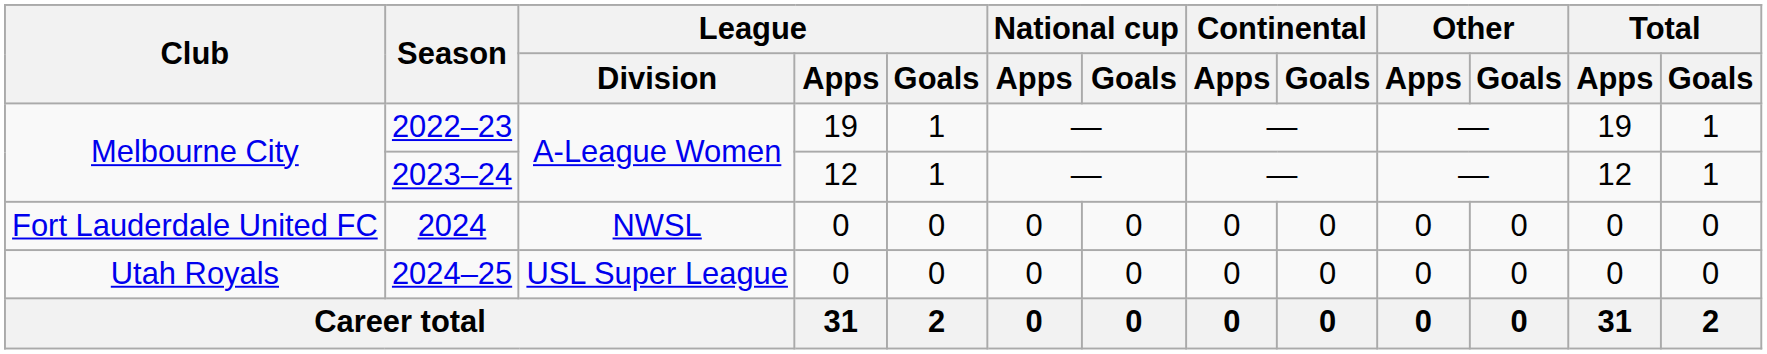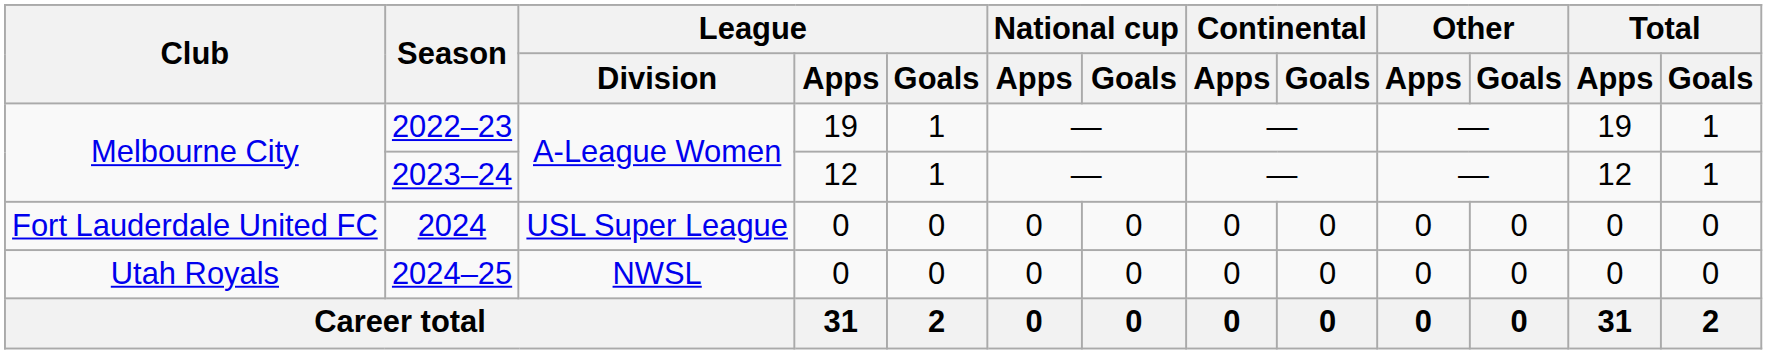(657, 224) NWSL -> (657, 224) USL Super League
(657, 273) USL Super League -> (657, 273) NWSL
